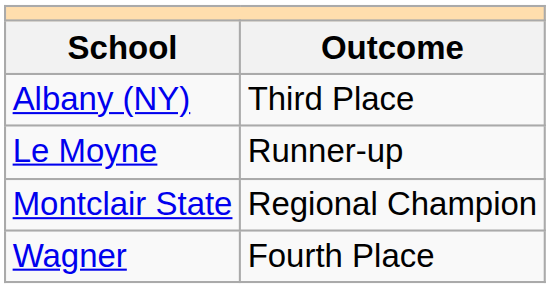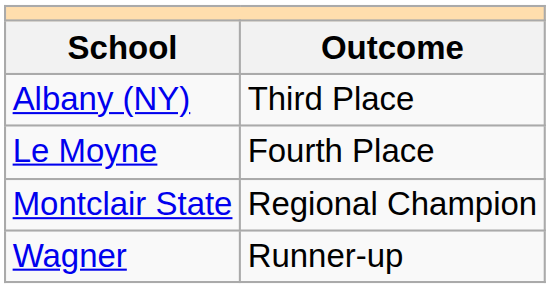(326, 151) Runner-up -> (341, 151) Fourth Place
(341, 255) Fourth Place -> (326, 255) Runner-up
